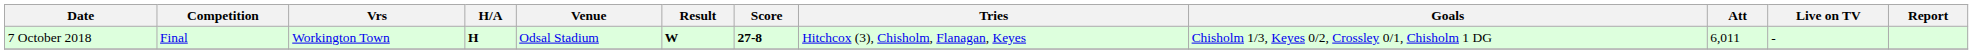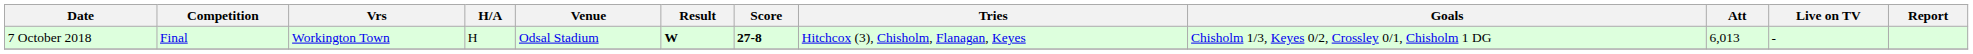(473, 37) bold -> (473, 37) normal
(1725, 37) 6,011 -> (1725, 37) 6,013
